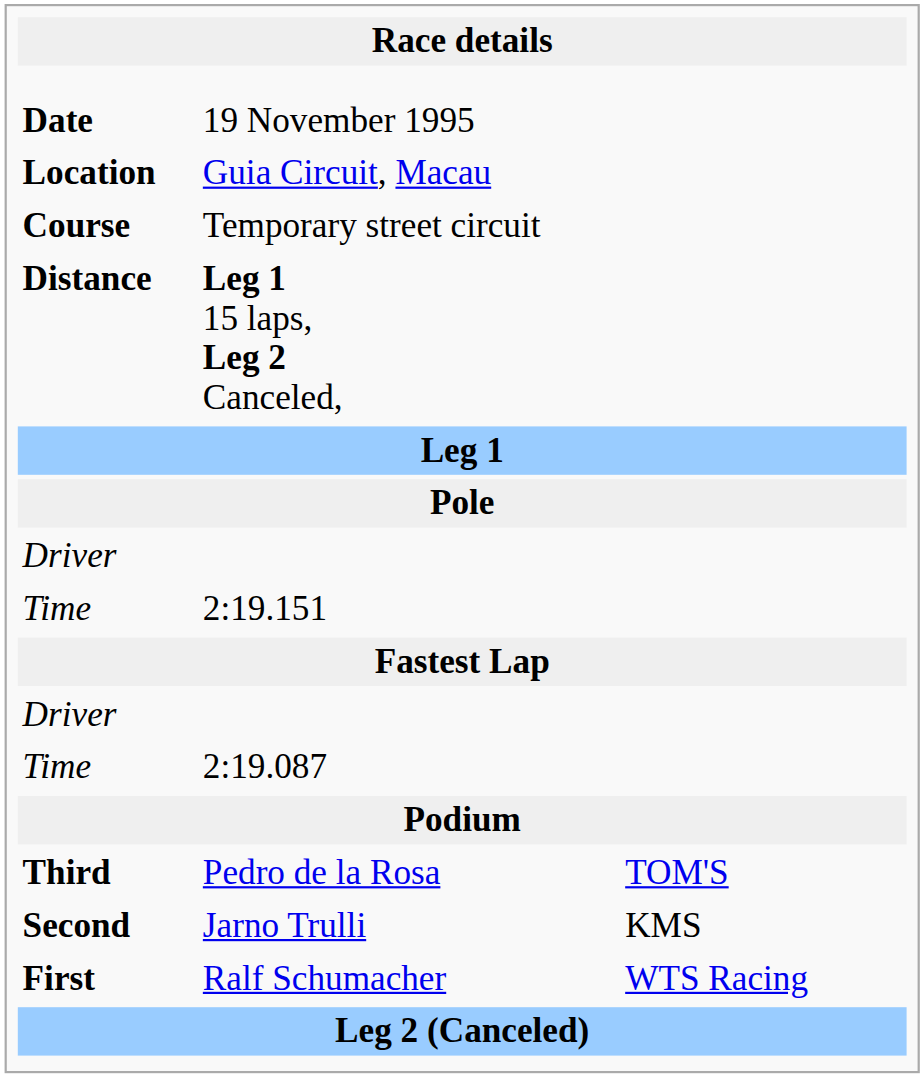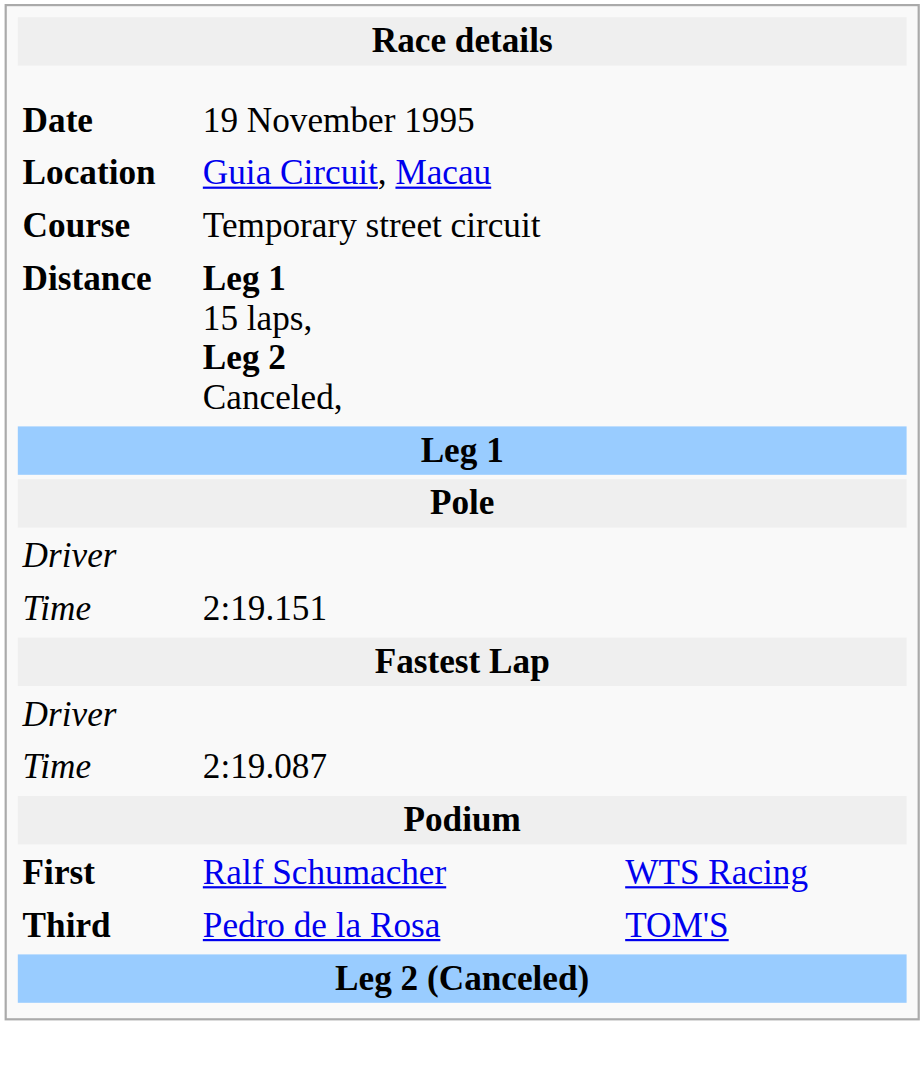rows swapped: (59, 978) <-> (67, 872)
- row: (76, 925)
